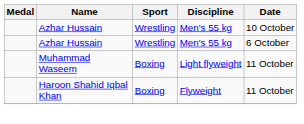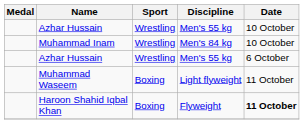+ row: (77, 43)
(270, 90) normal -> (271, 106) bold
